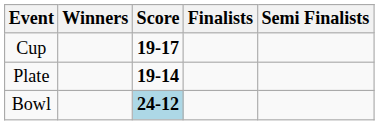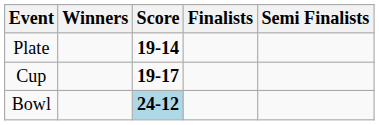rows swapped: (31, 47) <-> (31, 76)
